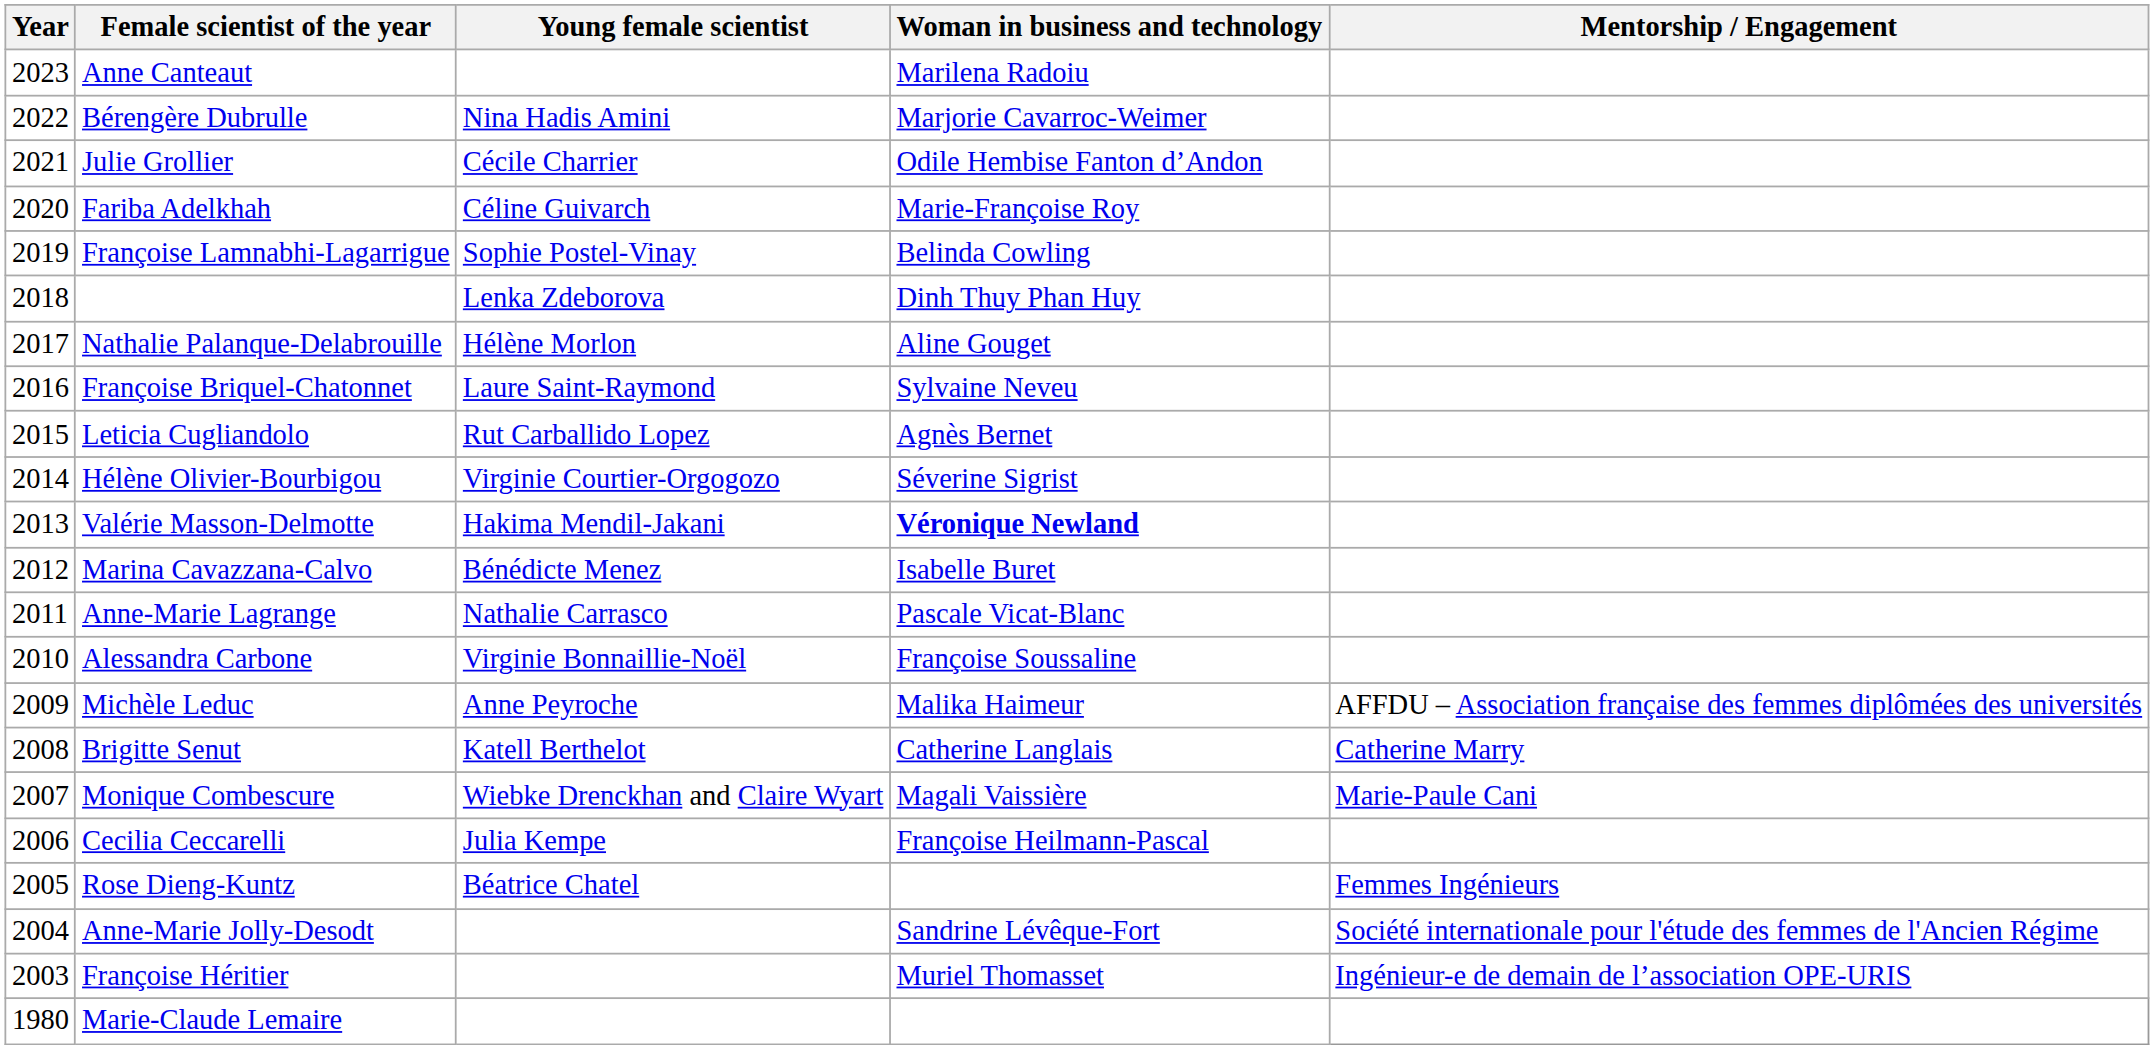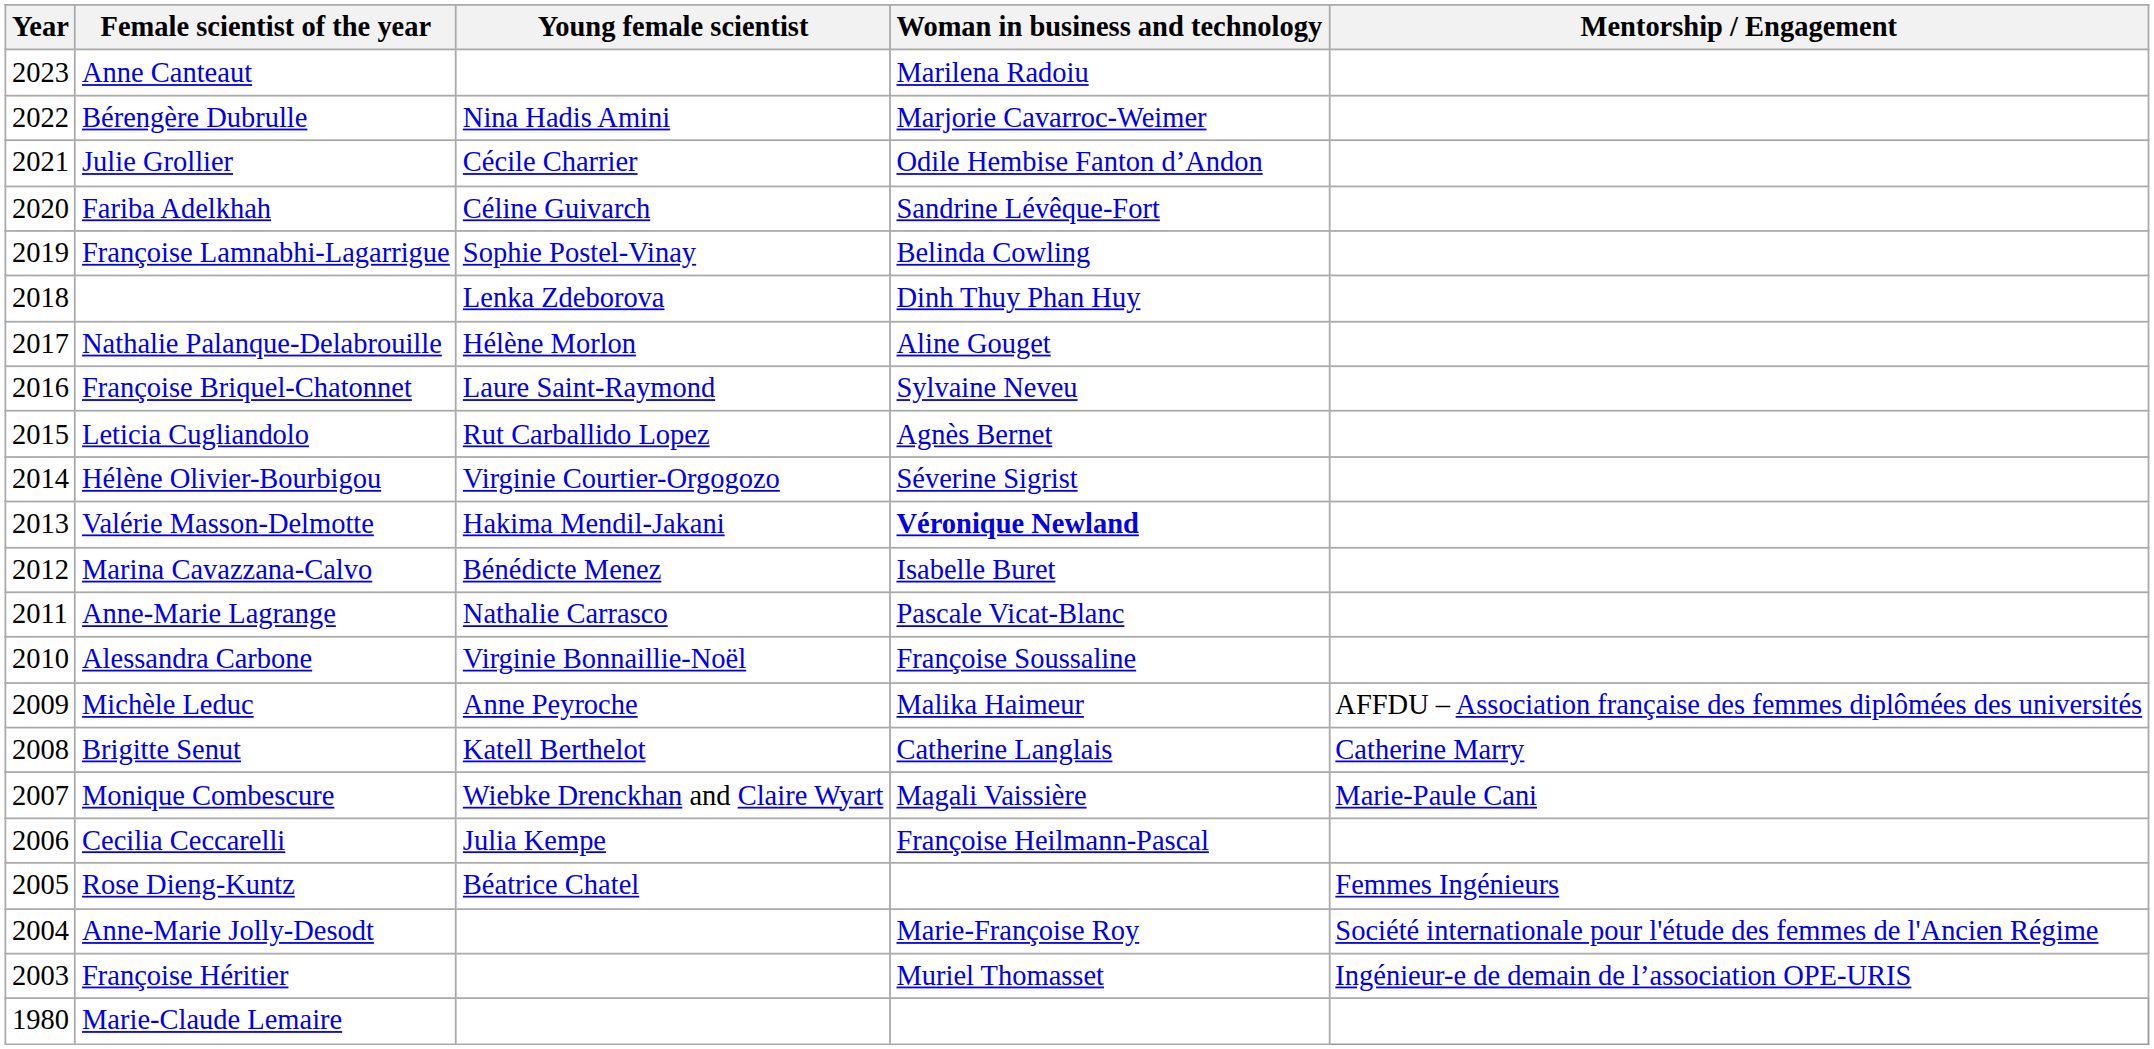(1018, 207) Marie-Françoise Roy -> (1028, 207) Sandrine Lévêque-Fort
(1028, 930) Sandrine Lévêque-Fort -> (1018, 930) Marie-Françoise Roy
